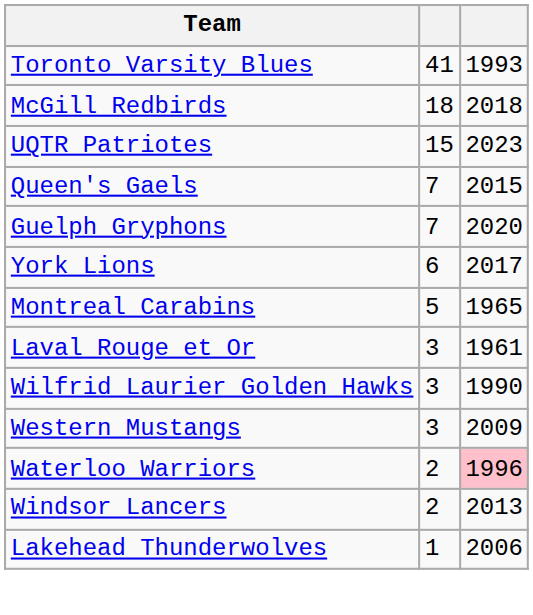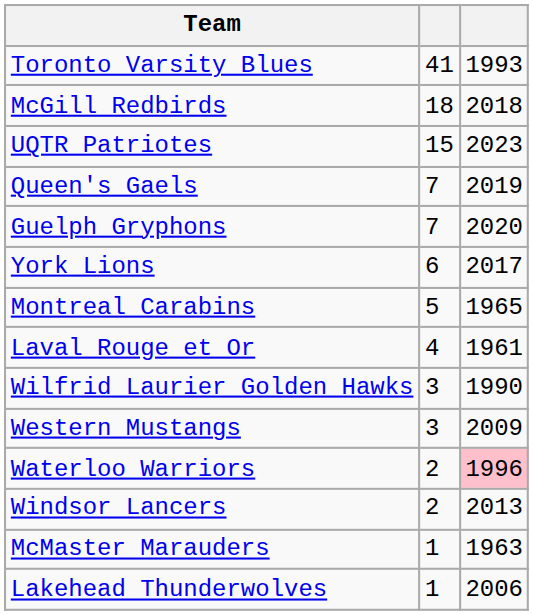(494, 186) 2015 -> (494, 186) 2019
(432, 347) 3 -> (432, 347) 4
+ row: (140, 549)
